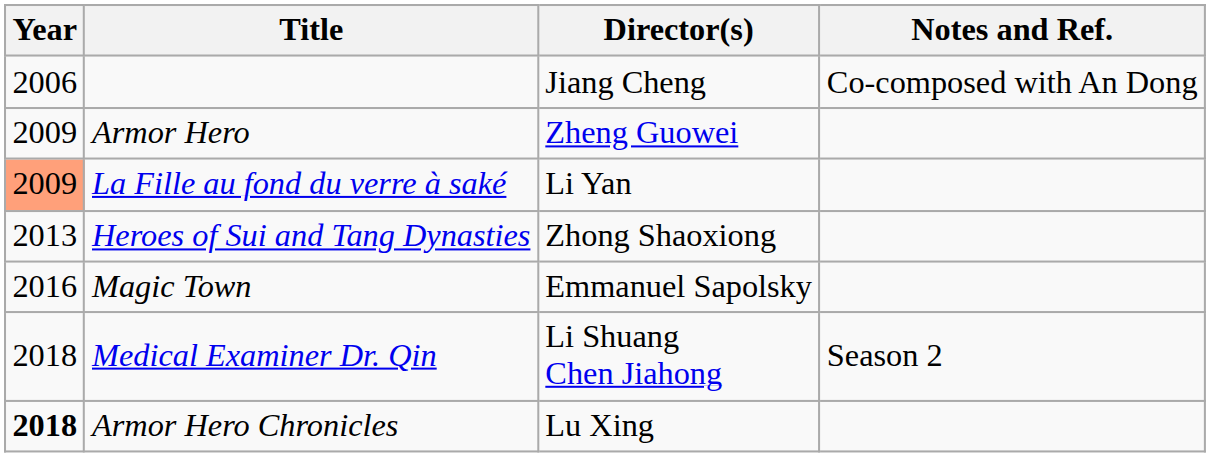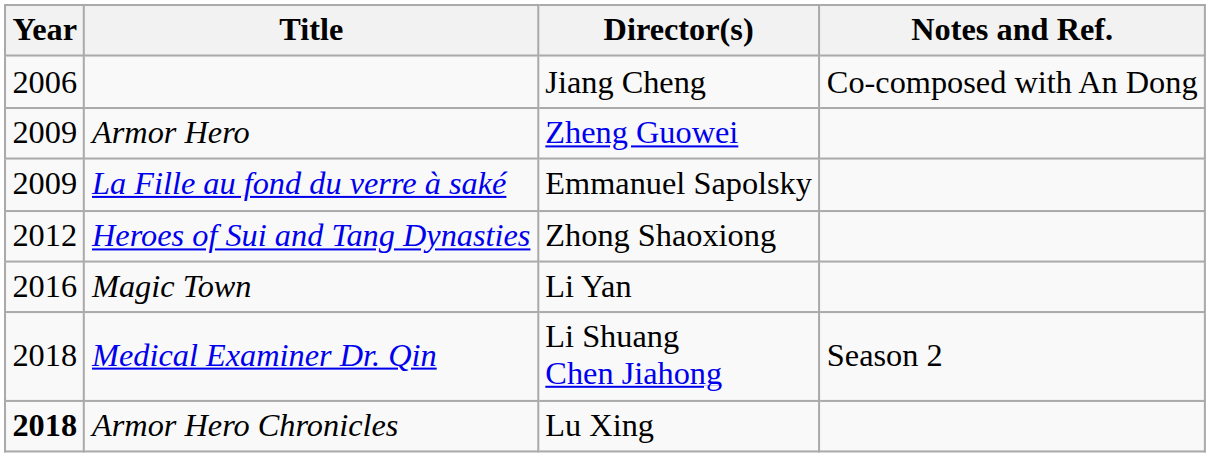(45, 183) lightsalmon background -> (45, 183) no background
(588, 183) Li Yan -> (679, 183) Emmanuel Sapolsky
(45, 235) 2013 -> (45, 235) 2012
(679, 286) Emmanuel Sapolsky -> (588, 286) Li Yan
